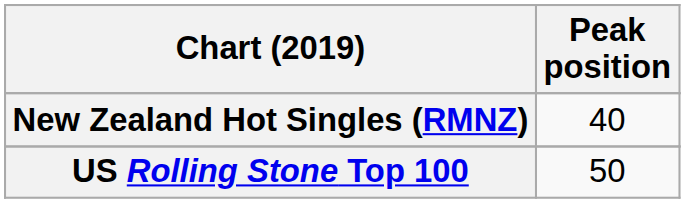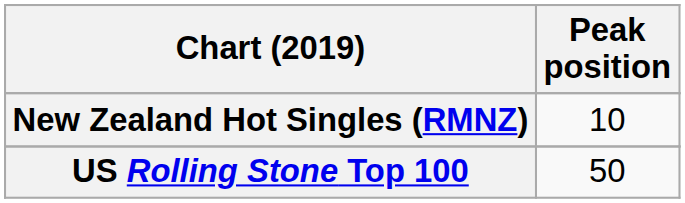(607, 119) 40 -> (607, 119) 10
